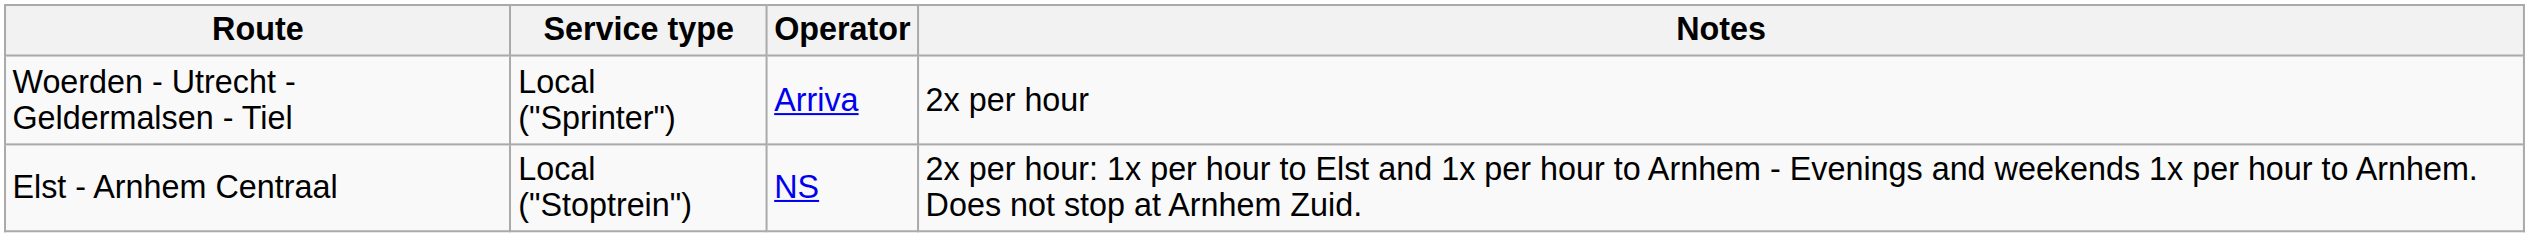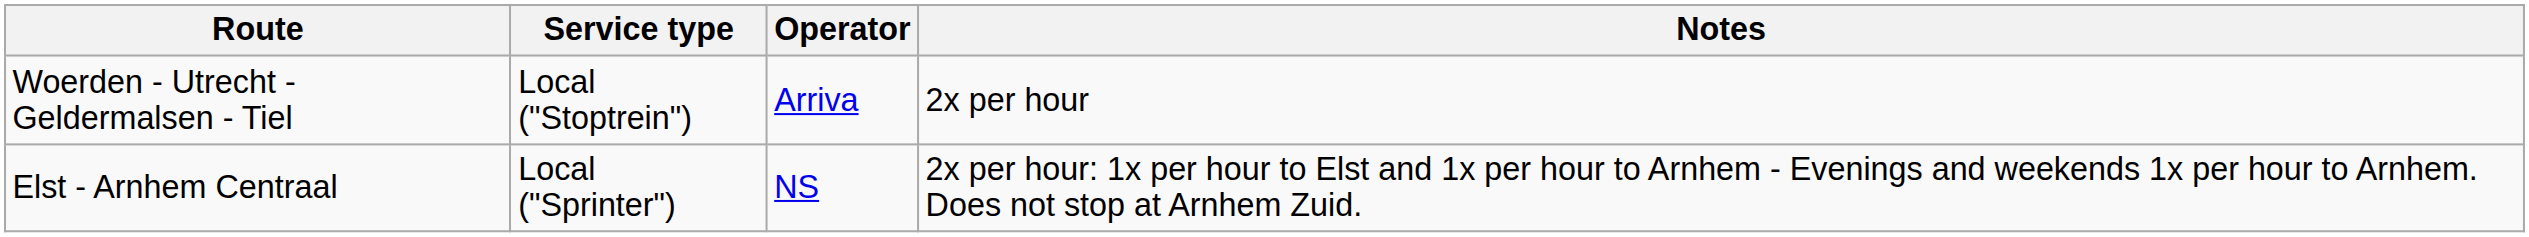(597, 99) Local ("Sprinter") -> (605, 99) Local ("Stoptrein")
(605, 187) Local ("Stoptrein") -> (597, 187) Local ("Sprinter")
